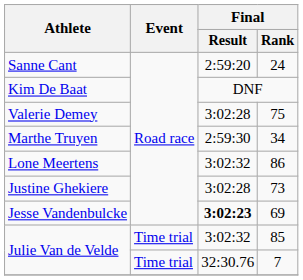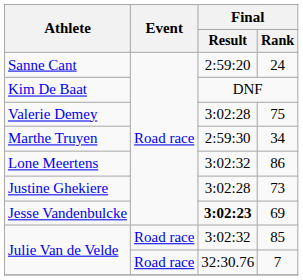(164, 238) Time trial -> (164, 238) Road race
(164, 262) Time trial -> (164, 262) Road race
